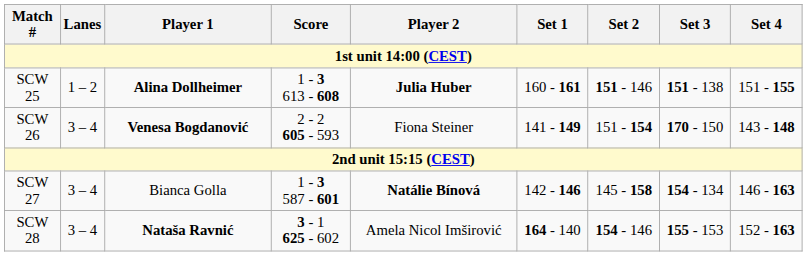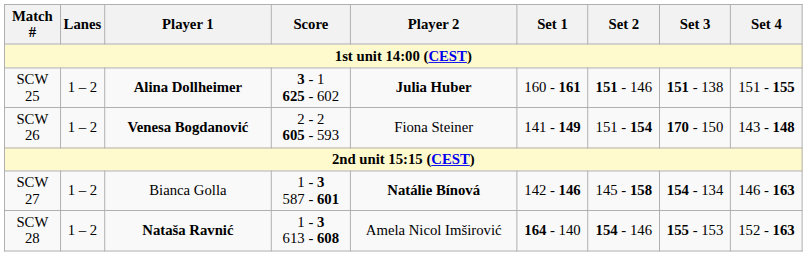(311, 87) 1 - 3 613 - 608 -> (311, 87) 3 - 1 625 - 602
(82, 127) 3 – 4 -> (82, 127) 1 – 2
(82, 190) 3 – 4 -> (82, 190) 1 – 2
(82, 230) 3 – 4 -> (82, 230) 1 – 2
(311, 230) 3 - 1 625 - 602 -> (311, 230) 1 - 3 613 - 608
